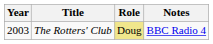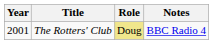(18, 30) 2003 -> (18, 30) 2001
